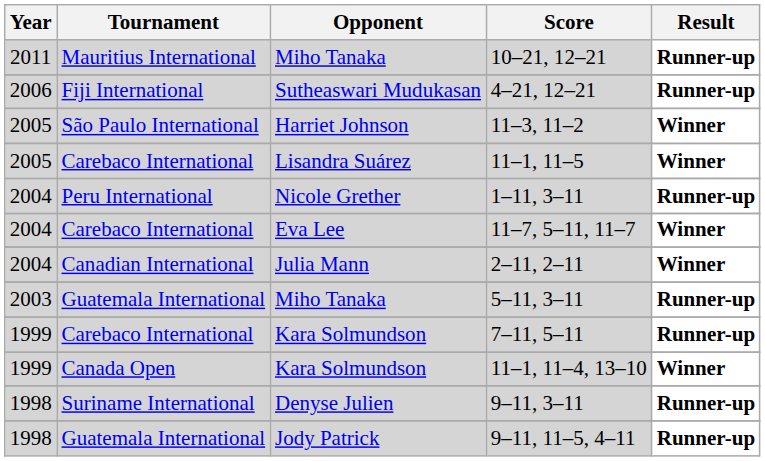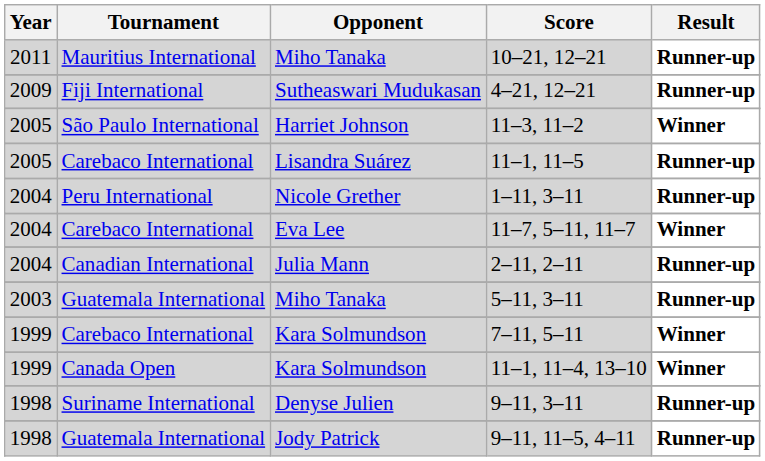(31, 91) 2006 -> (31, 91) 2009
(691, 160) Winner -> (706, 160) Runner-up
(691, 264) Winner -> (706, 264) Runner-up
(706, 334) Runner-up -> (691, 334) Winner
